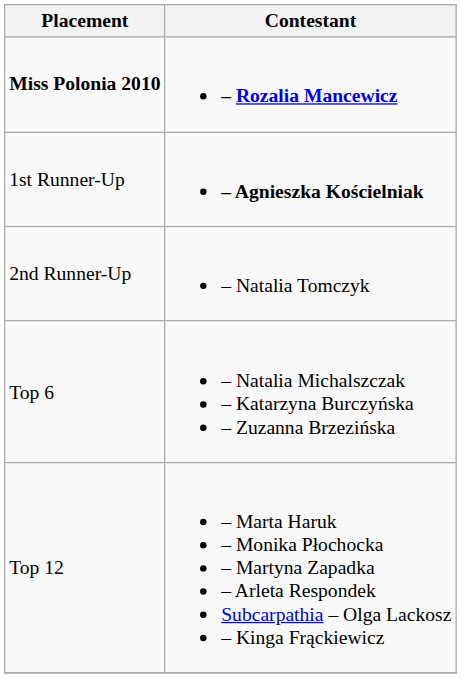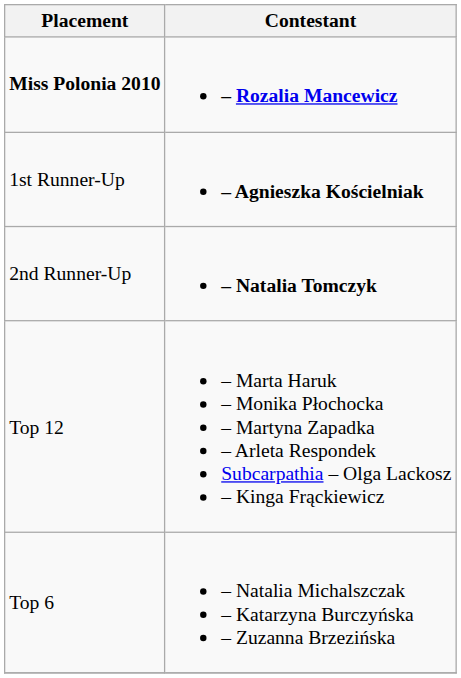(310, 286) normal -> (310, 286) bold
rows swapped: (32, 391) <-> (37, 567)
